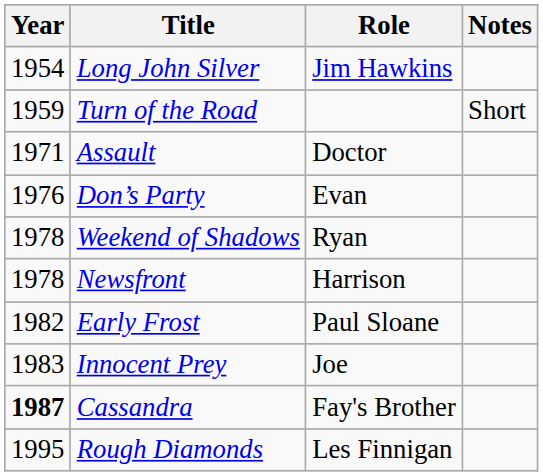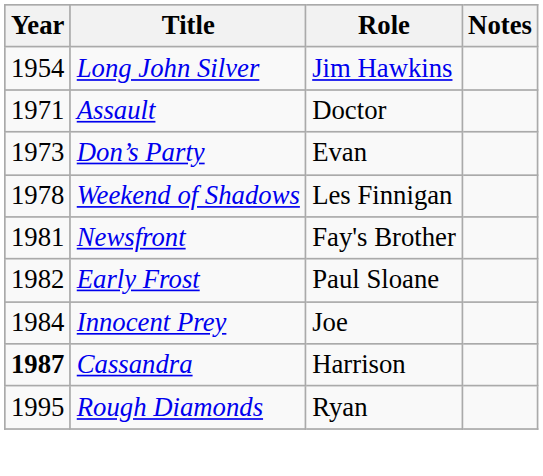- row: (167, 110)
(38, 195) 1976 -> (38, 152) 1973
(340, 237) Ryan -> (382, 195) Les Finnigan
(38, 279) 1978 -> (38, 237) 1981
(359, 279) Harrison -> (384, 237) Fay's Brother
(38, 364) 1983 -> (38, 322) 1984
(384, 407) Fay's Brother -> (359, 364) Harrison
(382, 449) Les Finnigan -> (340, 407) Ryan
